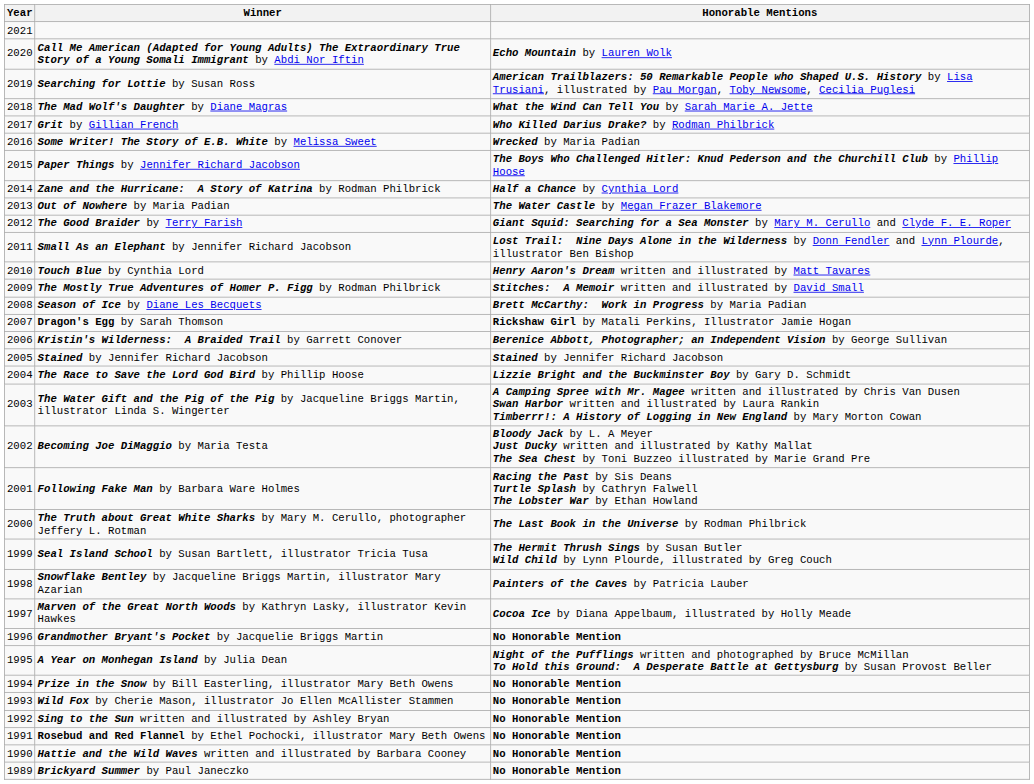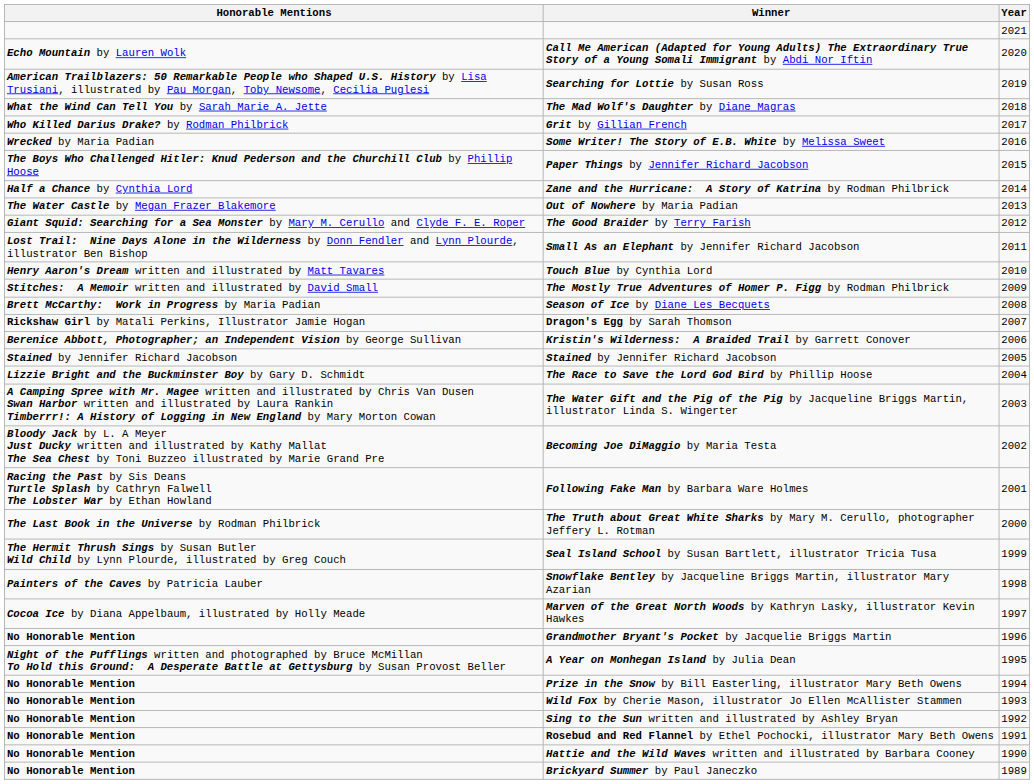columns swapped: (20, 13) <-> (760, 13)
